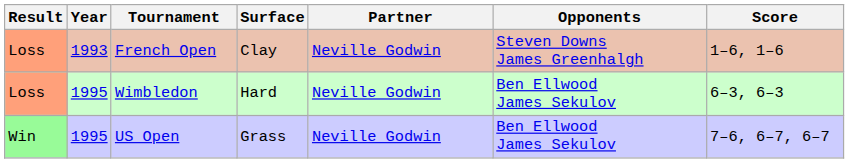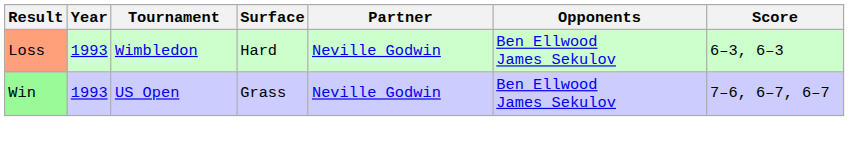- row: (166, 51)
(89, 94) 1995 -> (89, 51) 1993
(89, 136) 1995 -> (89, 94) 1993
